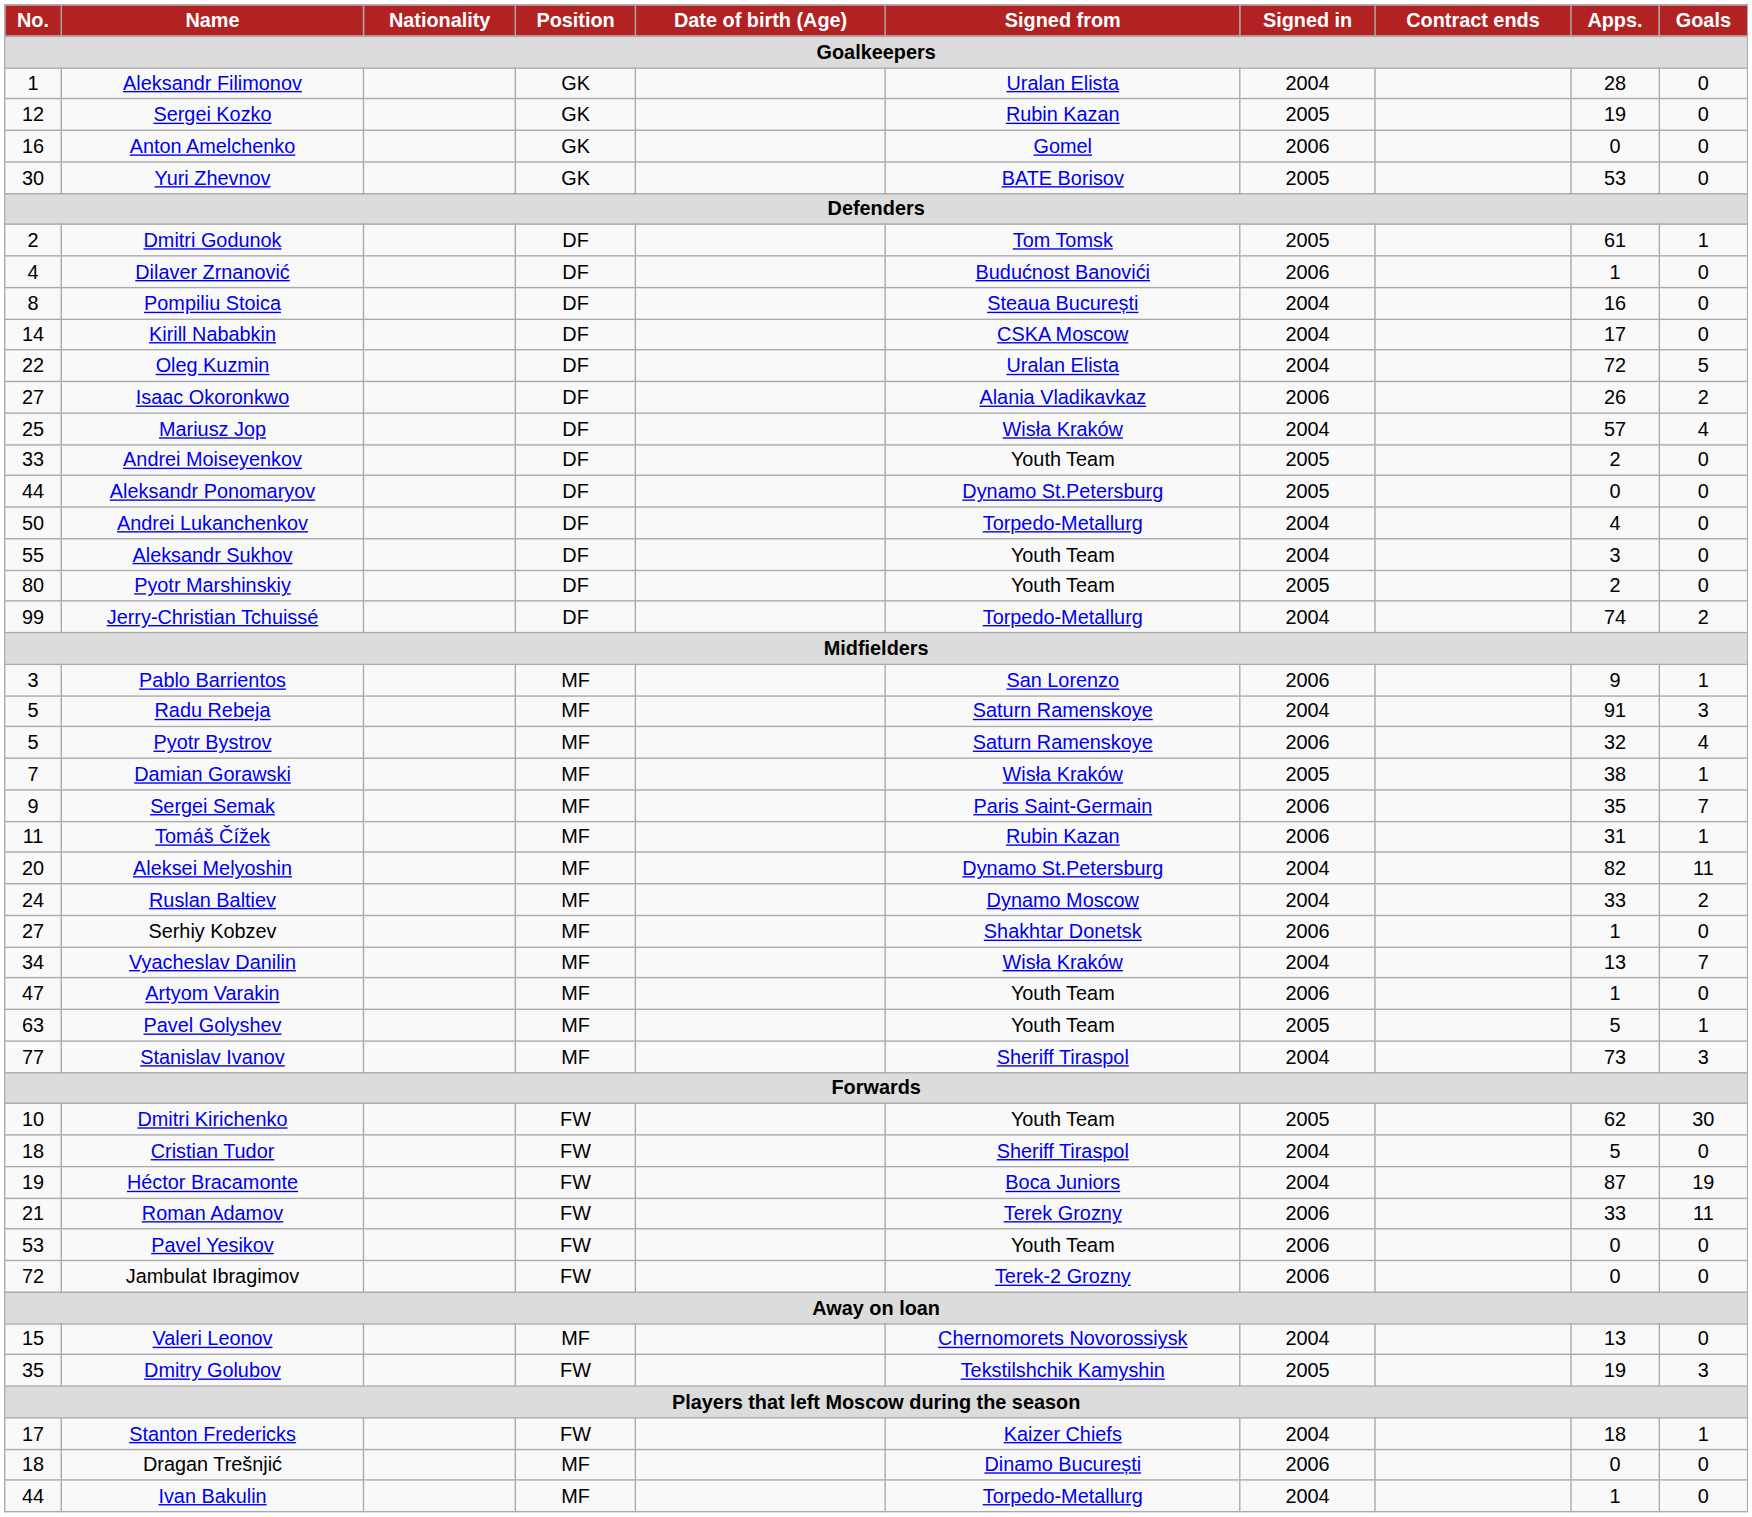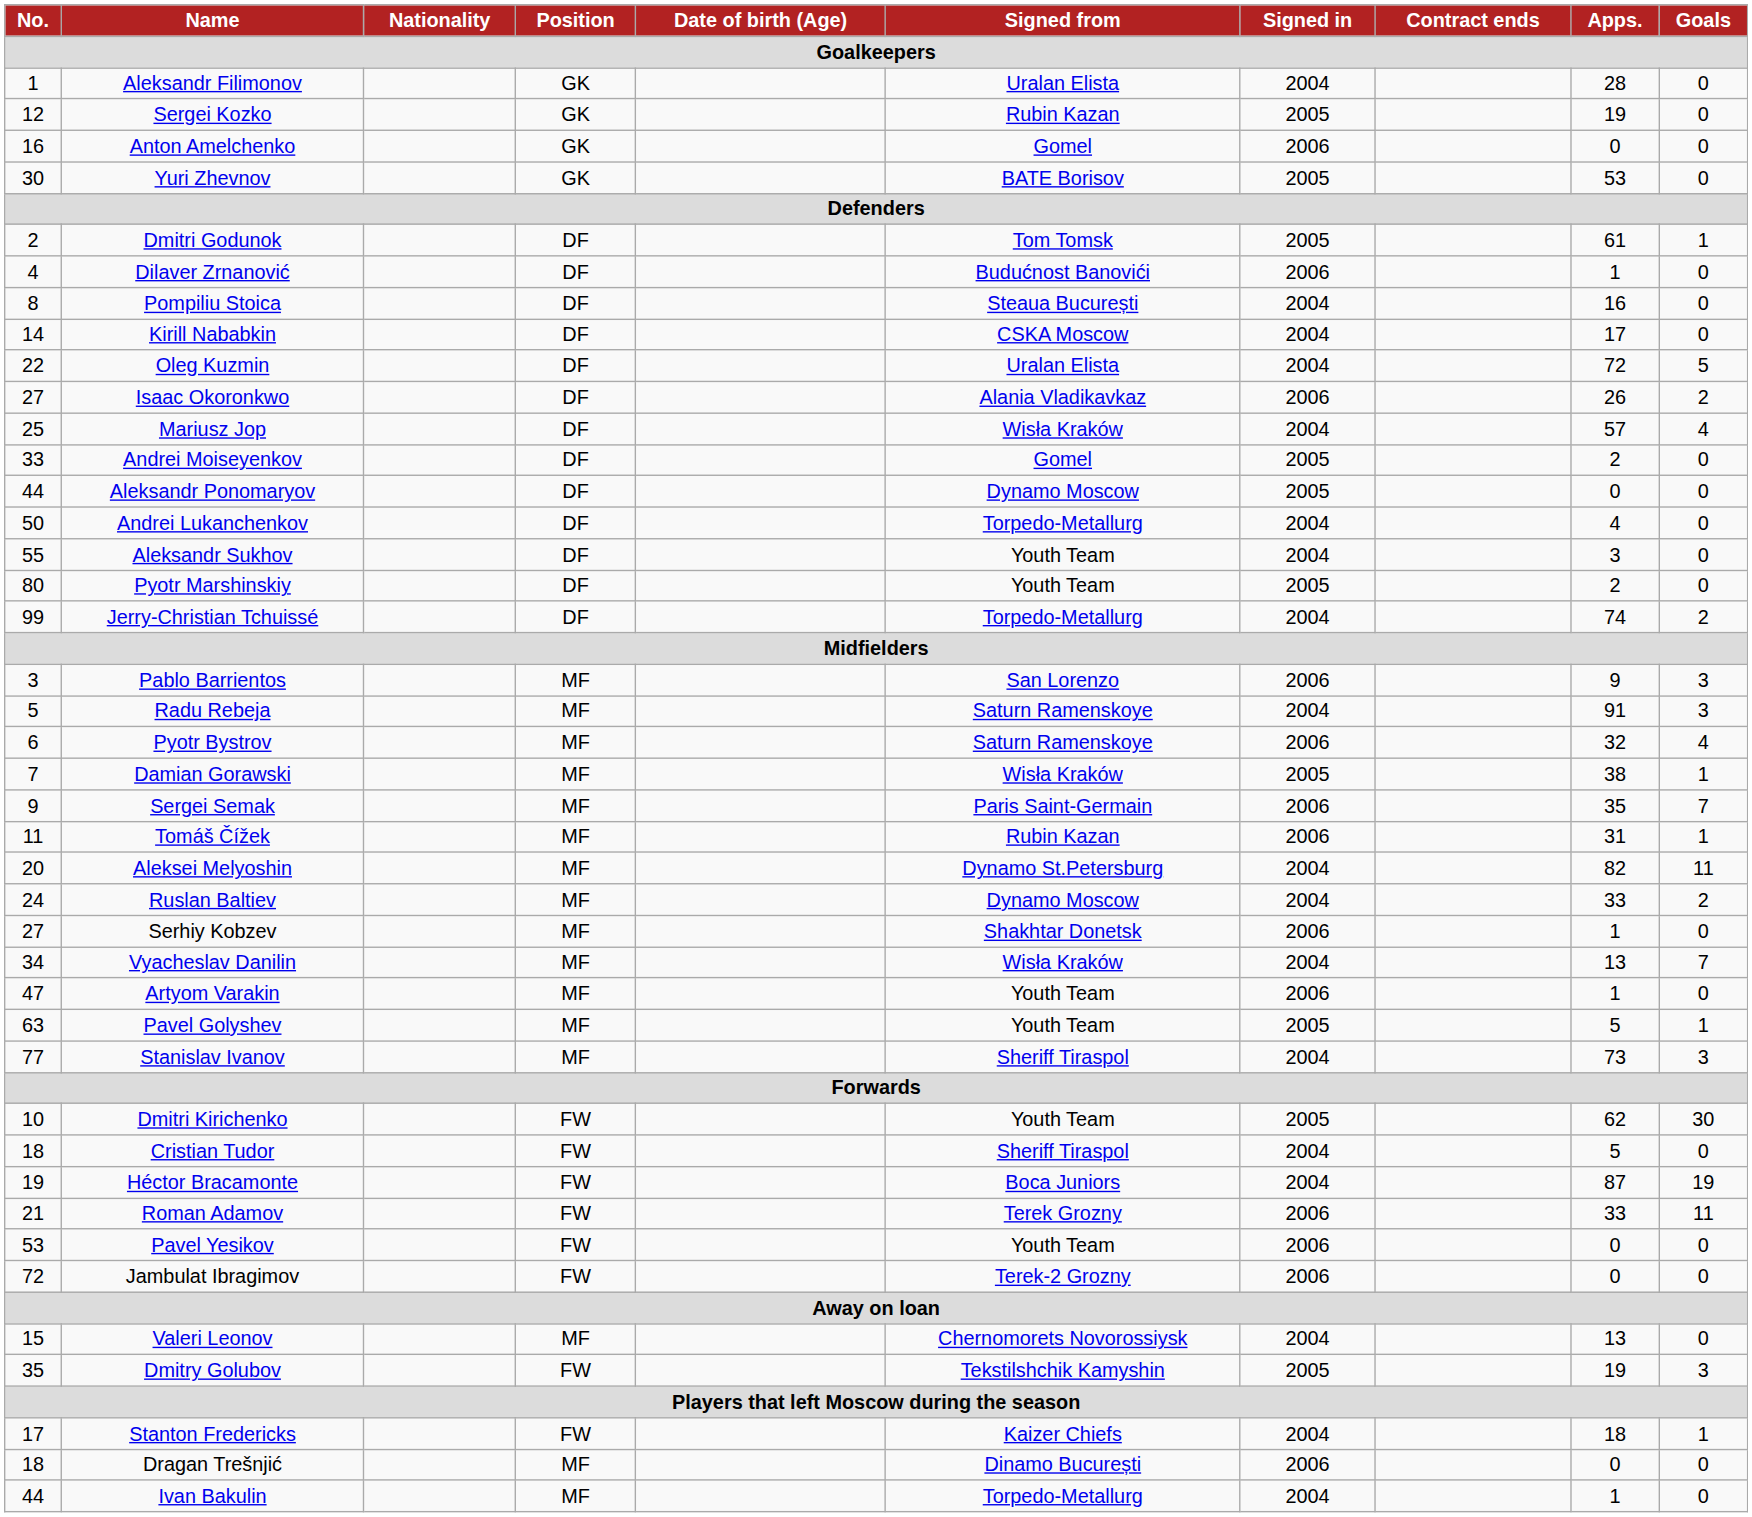(1063, 460) Youth Team -> (1063, 460) Gomel
(1063, 492) Dynamo St.Petersburg -> (1063, 492) Dynamo Moscow
(1703, 680) 1 -> (1703, 680) 3
(33, 743) 5 -> (33, 743) 6
